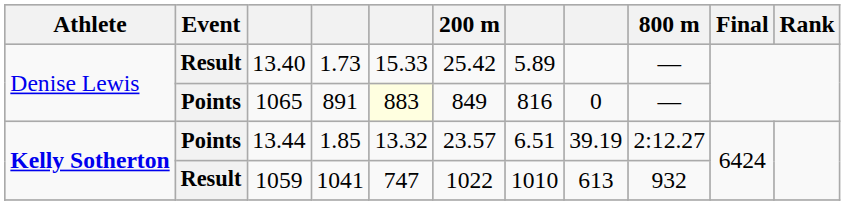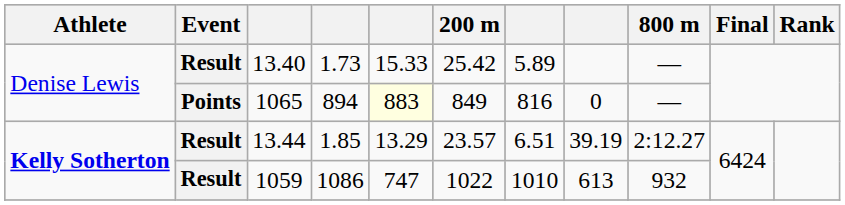(340, 102) 891 -> (340, 102) 894
(211, 141) Points -> (211, 141) Result
(401, 141) 13.32 -> (401, 141) 13.29
(340, 180) 1041 -> (340, 180) 1086
